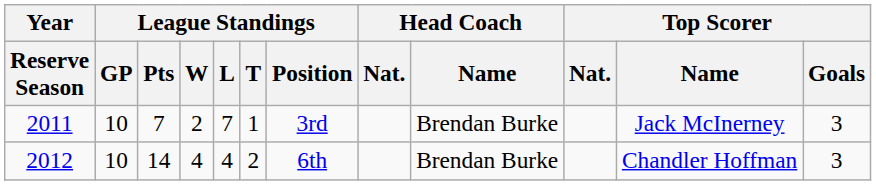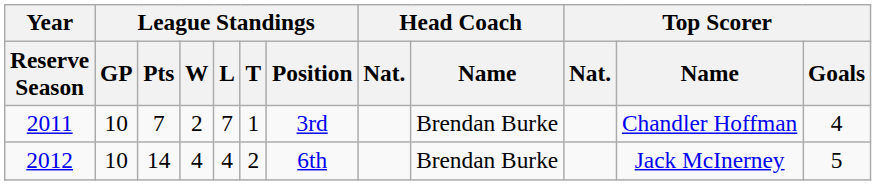(710, 123) Jack McInerney -> (710, 123) Chandler Hoffman
(837, 123) 3 -> (837, 123) 4
(710, 160) Chandler Hoffman -> (710, 160) Jack McInerney
(837, 160) 3 -> (837, 160) 5
